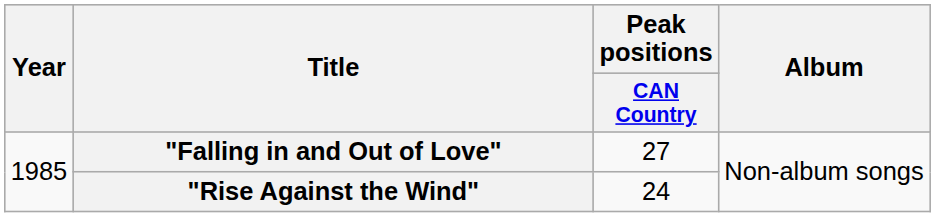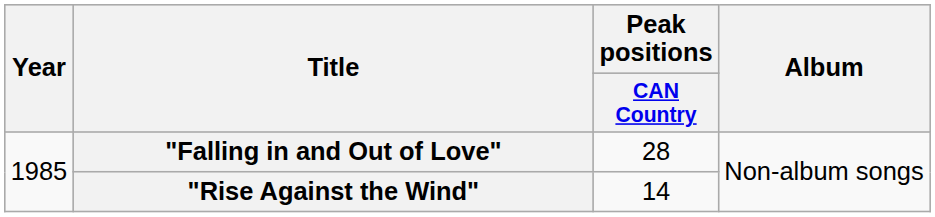(656, 151) 27 -> (656, 151) 28
(656, 191) 24 -> (656, 191) 14
